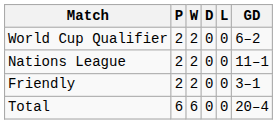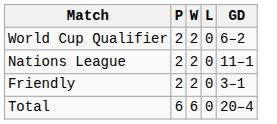- column: (209, 16)
